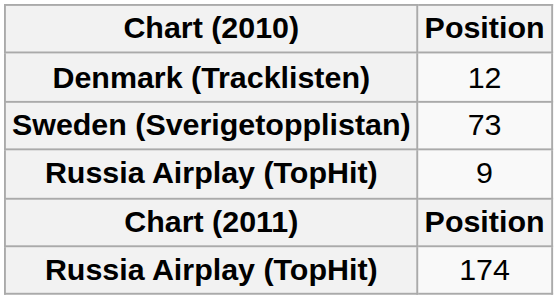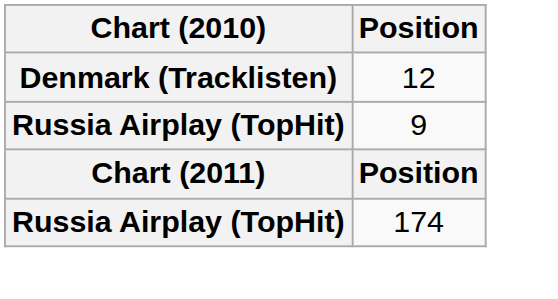- row: (485, 125)
